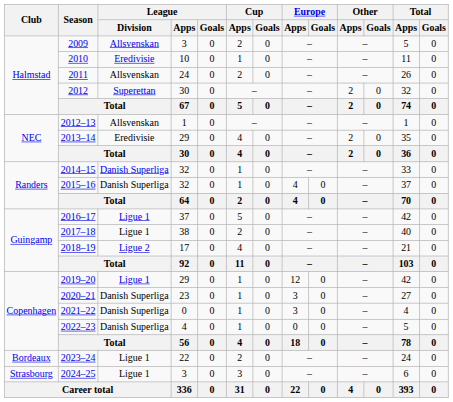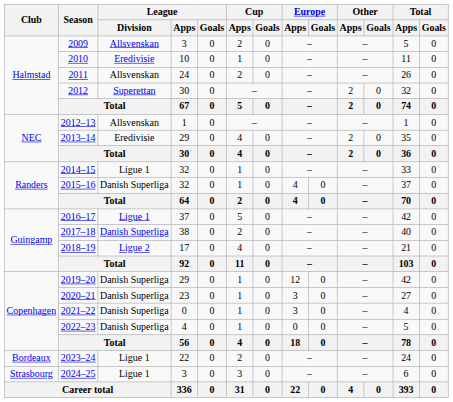(134, 169) Danish Superliga -> (134, 169) Ligue 1
(134, 232) Ligue 1 -> (134, 232) Danish Superliga
(134, 279) Ligue 1 -> (134, 279) Danish Superliga
